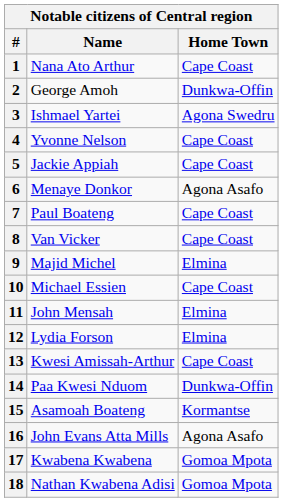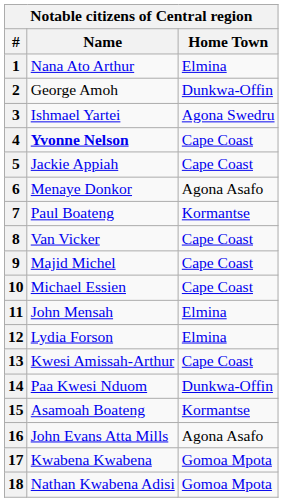(217, 66) Cape Coast -> (204, 66) Elmina
(78, 139) normal -> (80, 139) bold
(217, 213) Cape Coast -> (216, 213) Kormantse
(204, 262) Elmina -> (217, 262) Cape Coast
